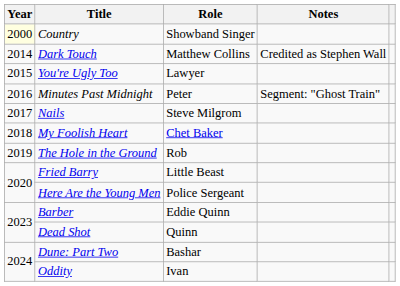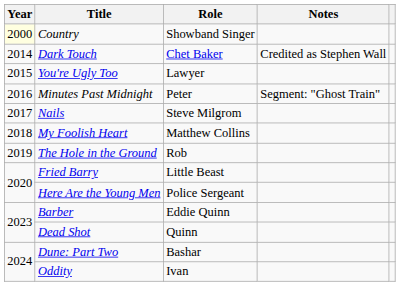(208, 53) Matthew Collins -> (194, 53) Chet Baker
(194, 133) Chet Baker -> (208, 133) Matthew Collins
